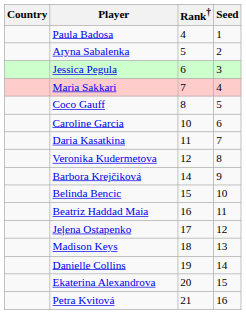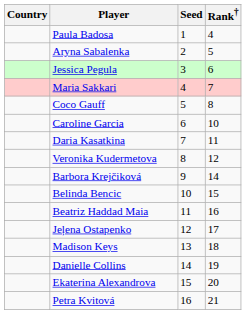columns swapped: (196, 14) <-> (227, 14)
